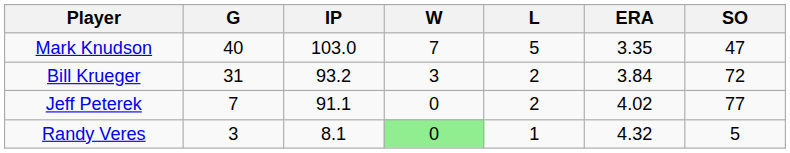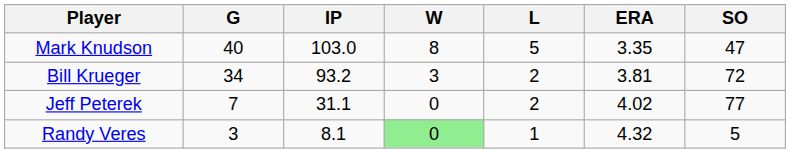(434, 47) 7 -> (434, 47) 8
(233, 76) 31 -> (233, 76) 34
(635, 76) 3.84 -> (635, 76) 3.81
(334, 104) 91.1 -> (334, 104) 31.1
